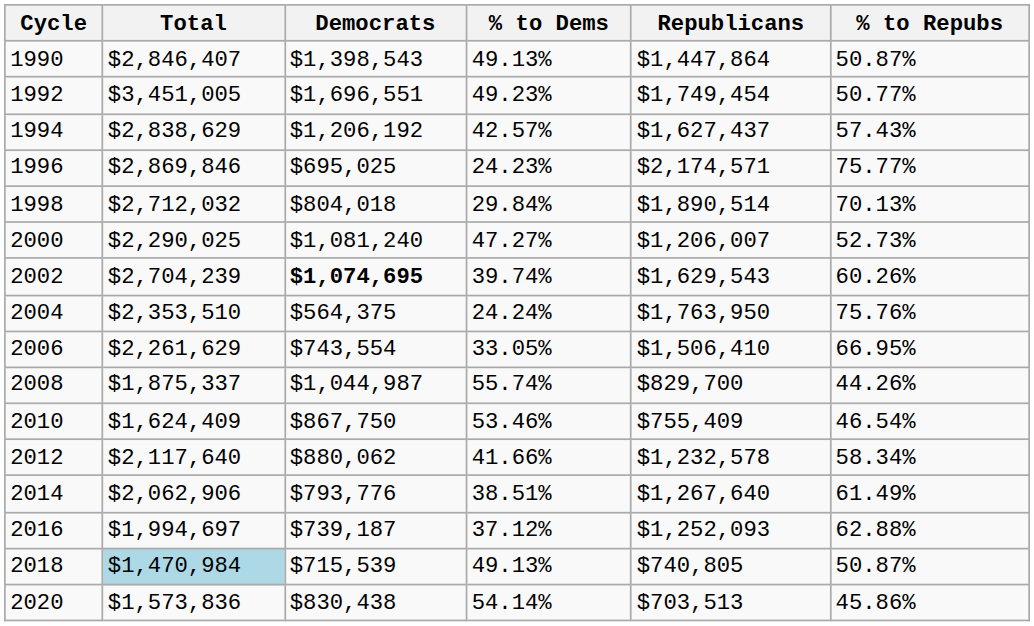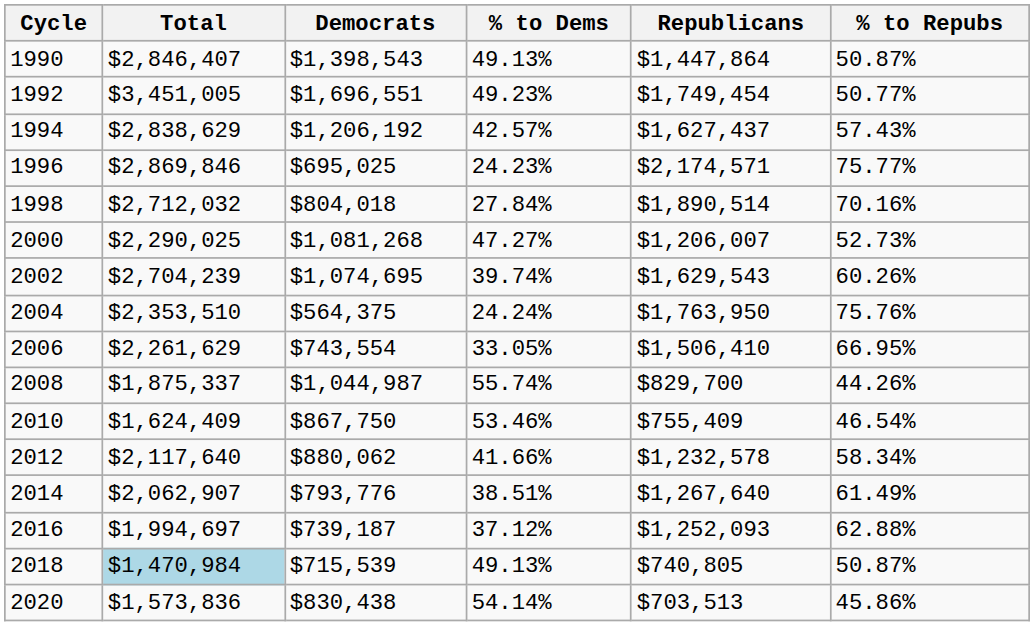(512, 204) 29.84% -> (512, 204) 27.84%
(876, 204) 70.13% -> (876, 204) 70.16%
(356, 240) $1,081,240 -> (356, 240) $1,081,268
(356, 277) bold -> (356, 277) normal
(175, 494) $2,062,906 -> (175, 494) $2,062,907
